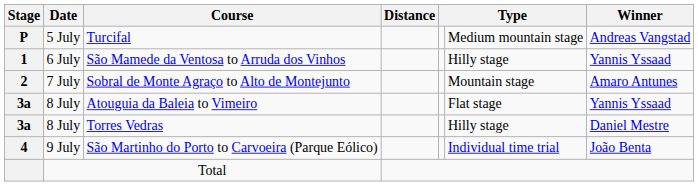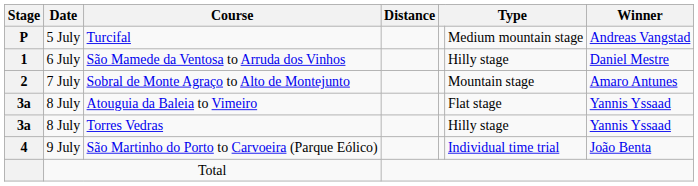(630, 59) Yannis Yssaad -> (629, 59) Daniel Mestre
(629, 125) Daniel Mestre -> (630, 125) Yannis Yssaad
